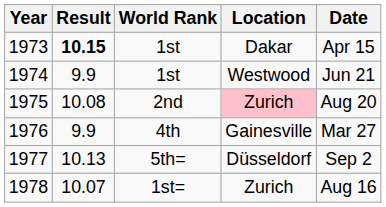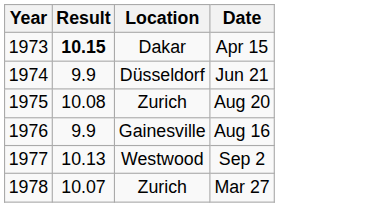- column: (168, 18)
(269, 74) Westwood -> (162, 74) Düsseldorf
(269, 103) pink background -> (162, 103) no background
(349, 131) Mar 27 -> (242, 131) Aug 16
(269, 159) Düsseldorf -> (162, 159) Westwood
(349, 187) Aug 16 -> (242, 187) Mar 27
